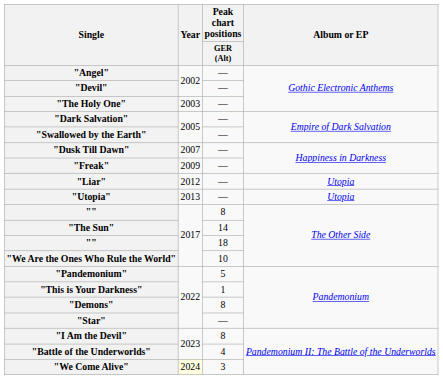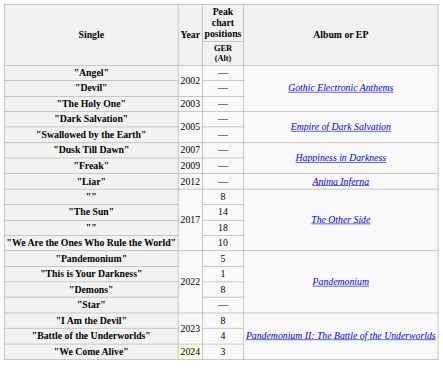(341, 181) Utopia -> (341, 181) Anima Inferna
- row: (91, 196)
